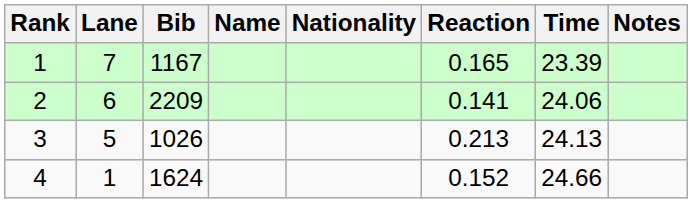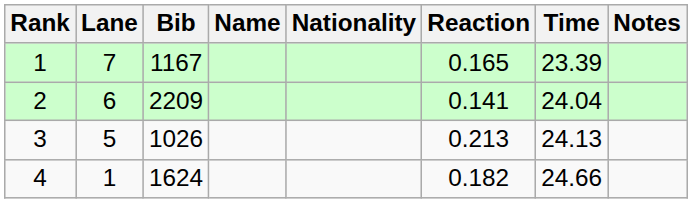(572, 100) 24.06 -> (572, 100) 24.04
(479, 178) 0.152 -> (479, 178) 0.182
